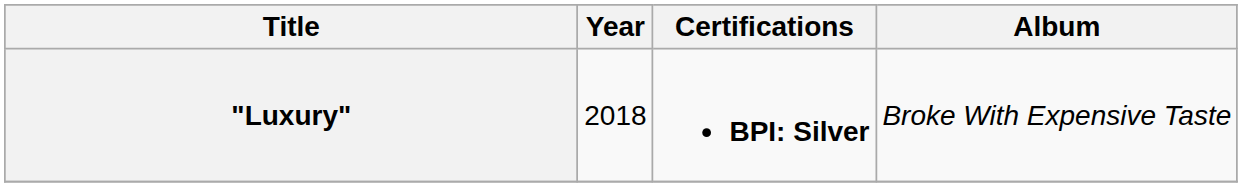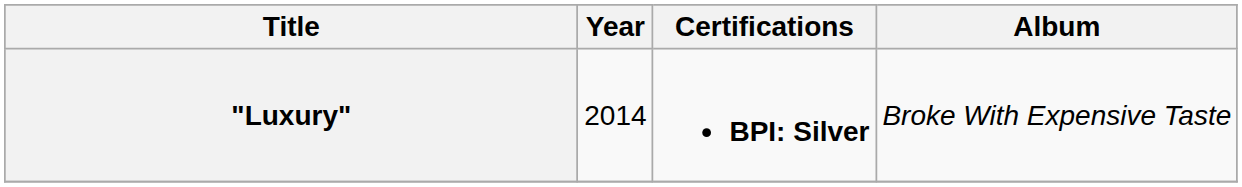(615, 114) 2018 -> (615, 114) 2014
